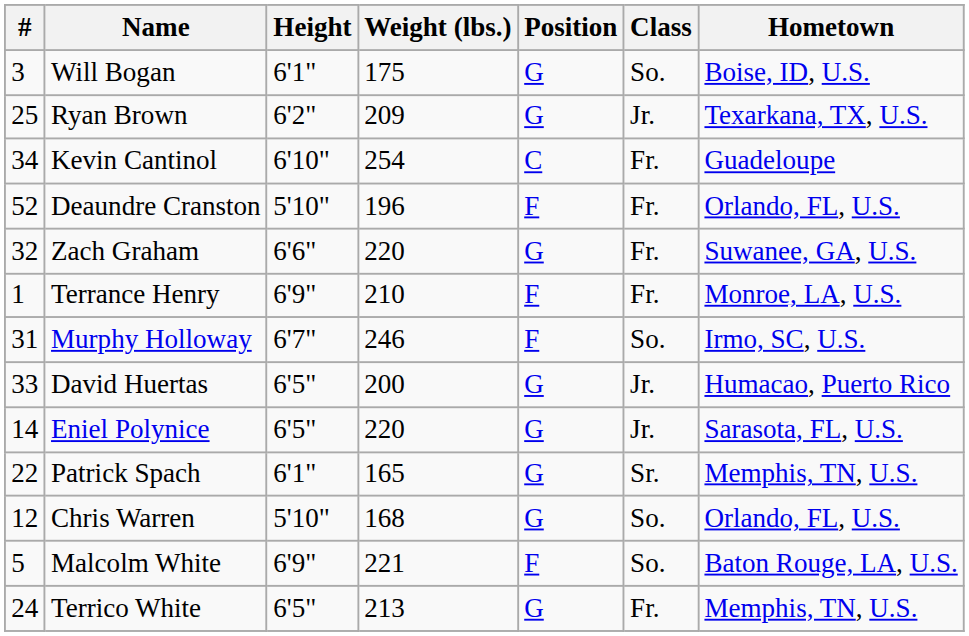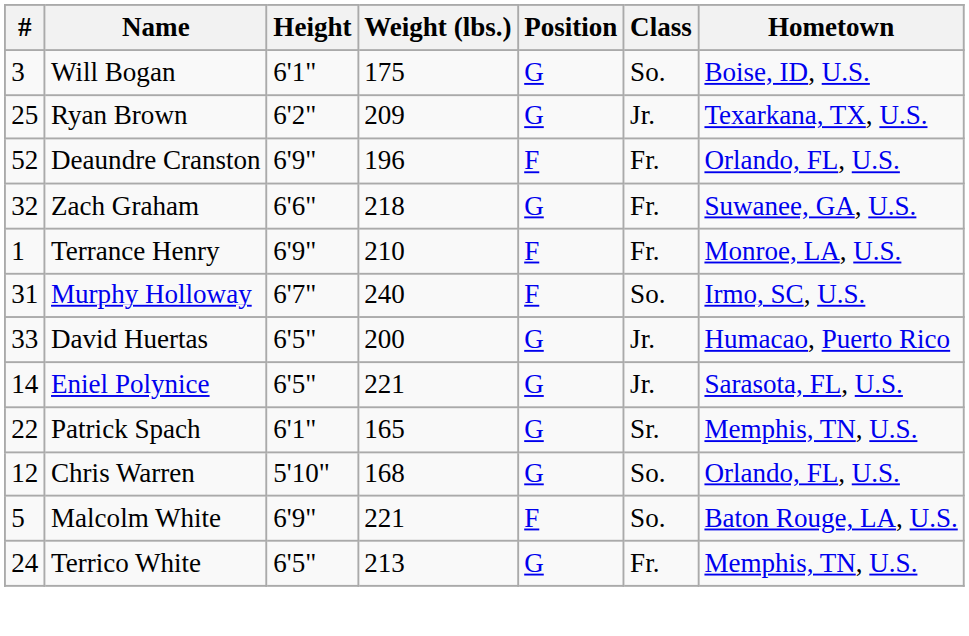- row: (134, 161)
(302, 205) 5'10" -> (295, 161) 6'9"
(384, 250) 220 -> (384, 205) 218
(384, 339) 246 -> (384, 295) 240
(384, 429) 220 -> (384, 384) 221
